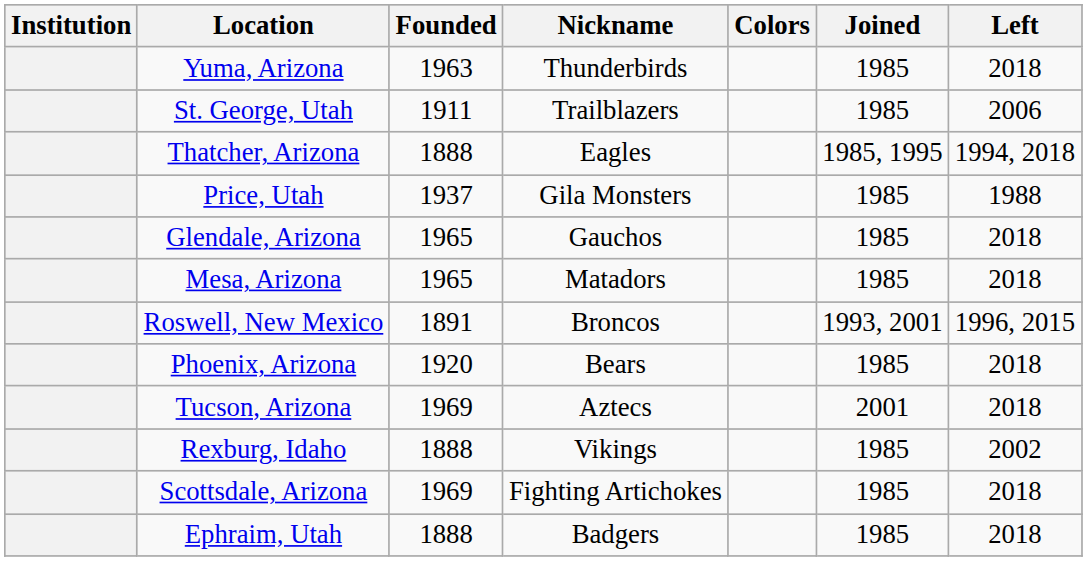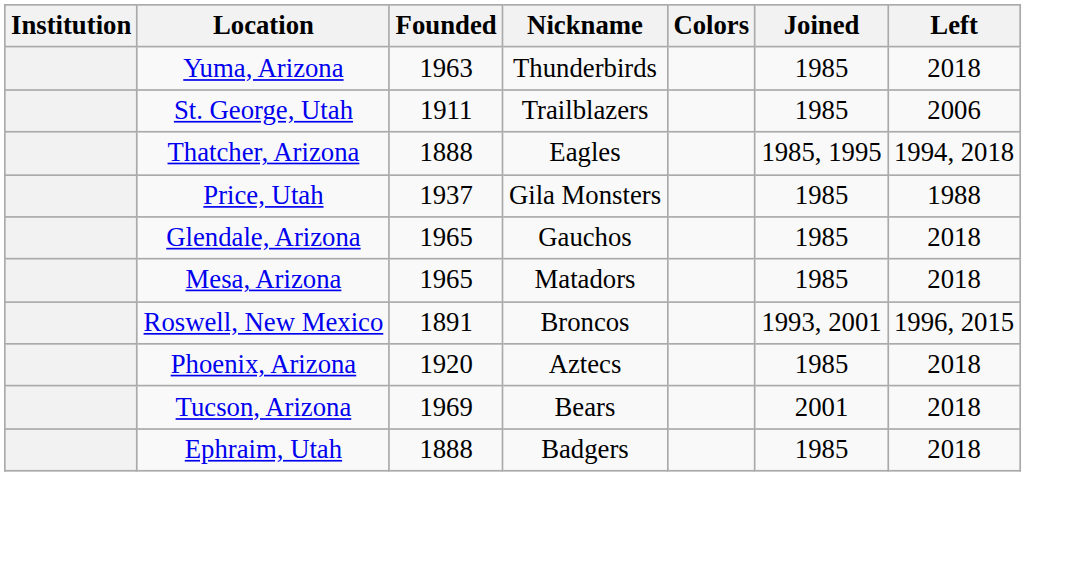(615, 364) Bears -> (585, 364) Aztecs
(615, 407) Aztecs -> (585, 407) Bears
- row: (263, 449)
- row: (263, 491)
